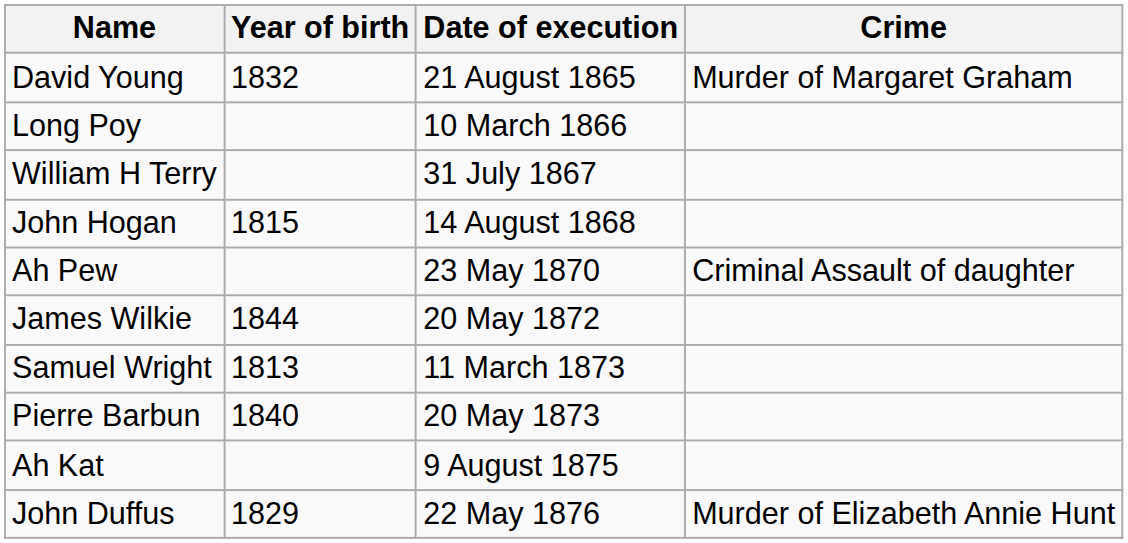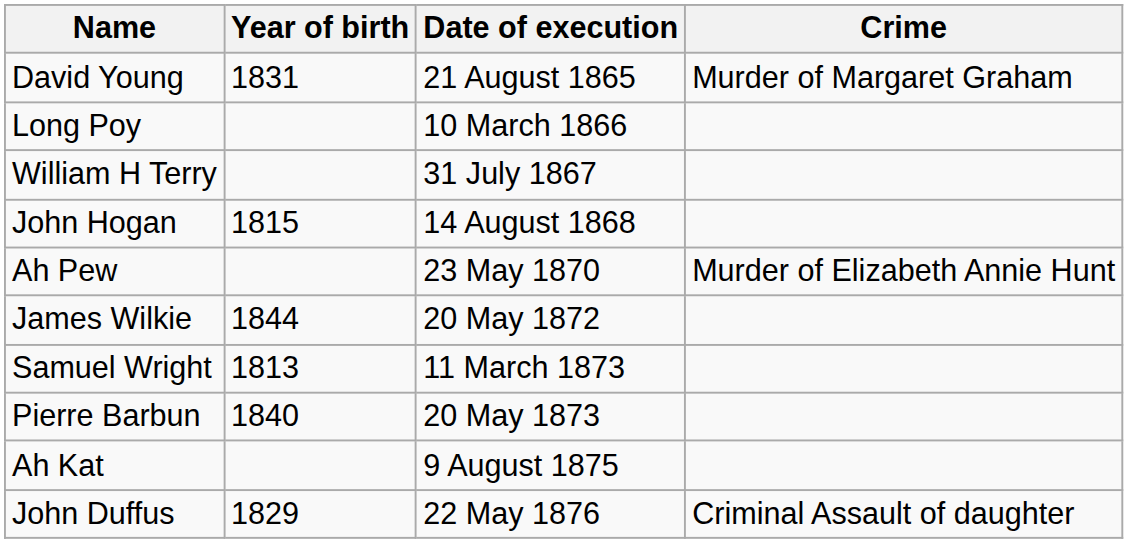(265, 77) 1832 -> (265, 77) 1831
(883, 271) Criminal Assault of daughter -> (904, 271) Murder of Elizabeth Annie Hunt
(904, 513) Murder of Elizabeth Annie Hunt -> (883, 513) Criminal Assault of daughter
